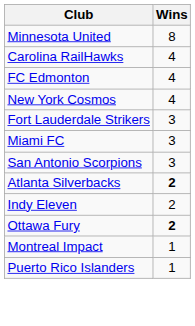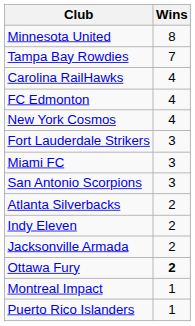+ row: (68, 57)
(172, 183) bold -> (172, 204) normal
+ row: (68, 246)
